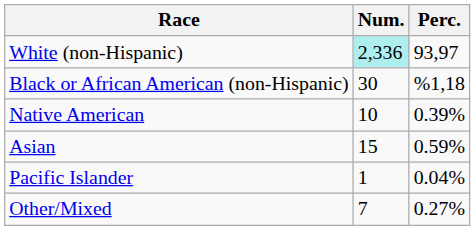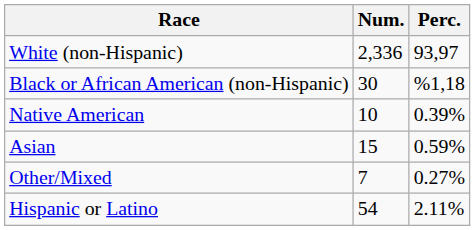(380, 51) paleturquoise background -> (380, 51) no background
- row: (71, 177)
+ row: (84, 209)
